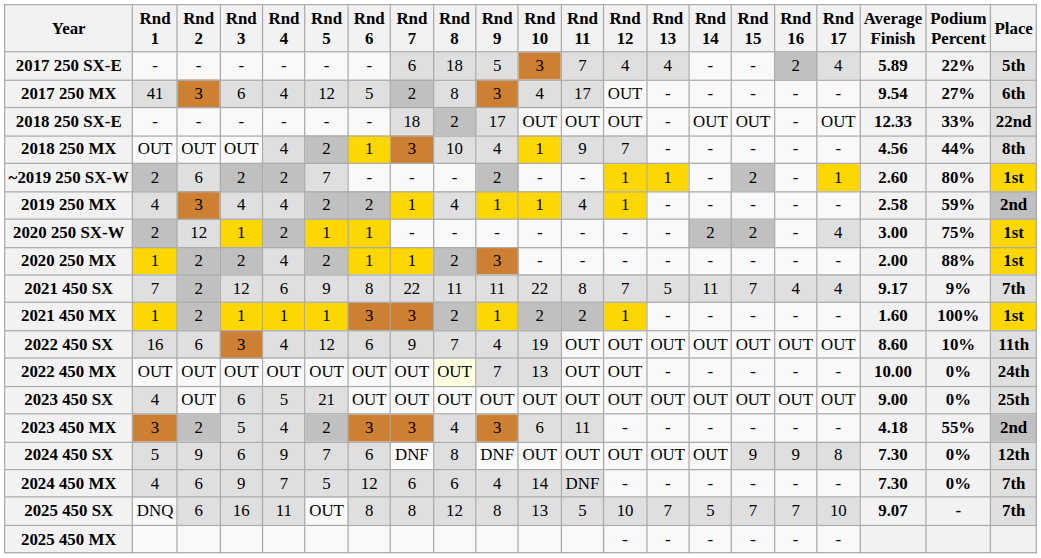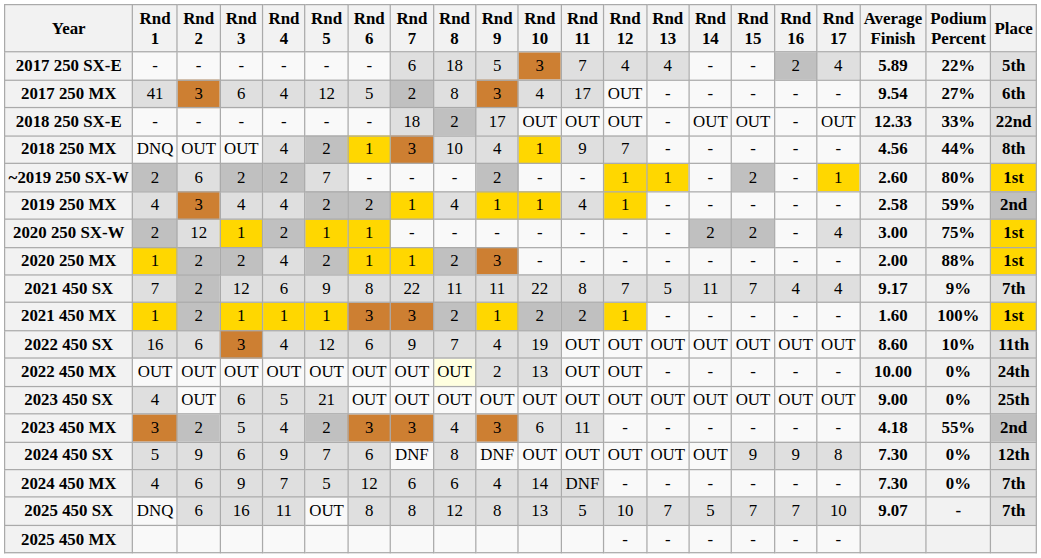(155, 149) OUT -> (155, 149) DNQ
(497, 371) 7 -> (497, 371) 2
